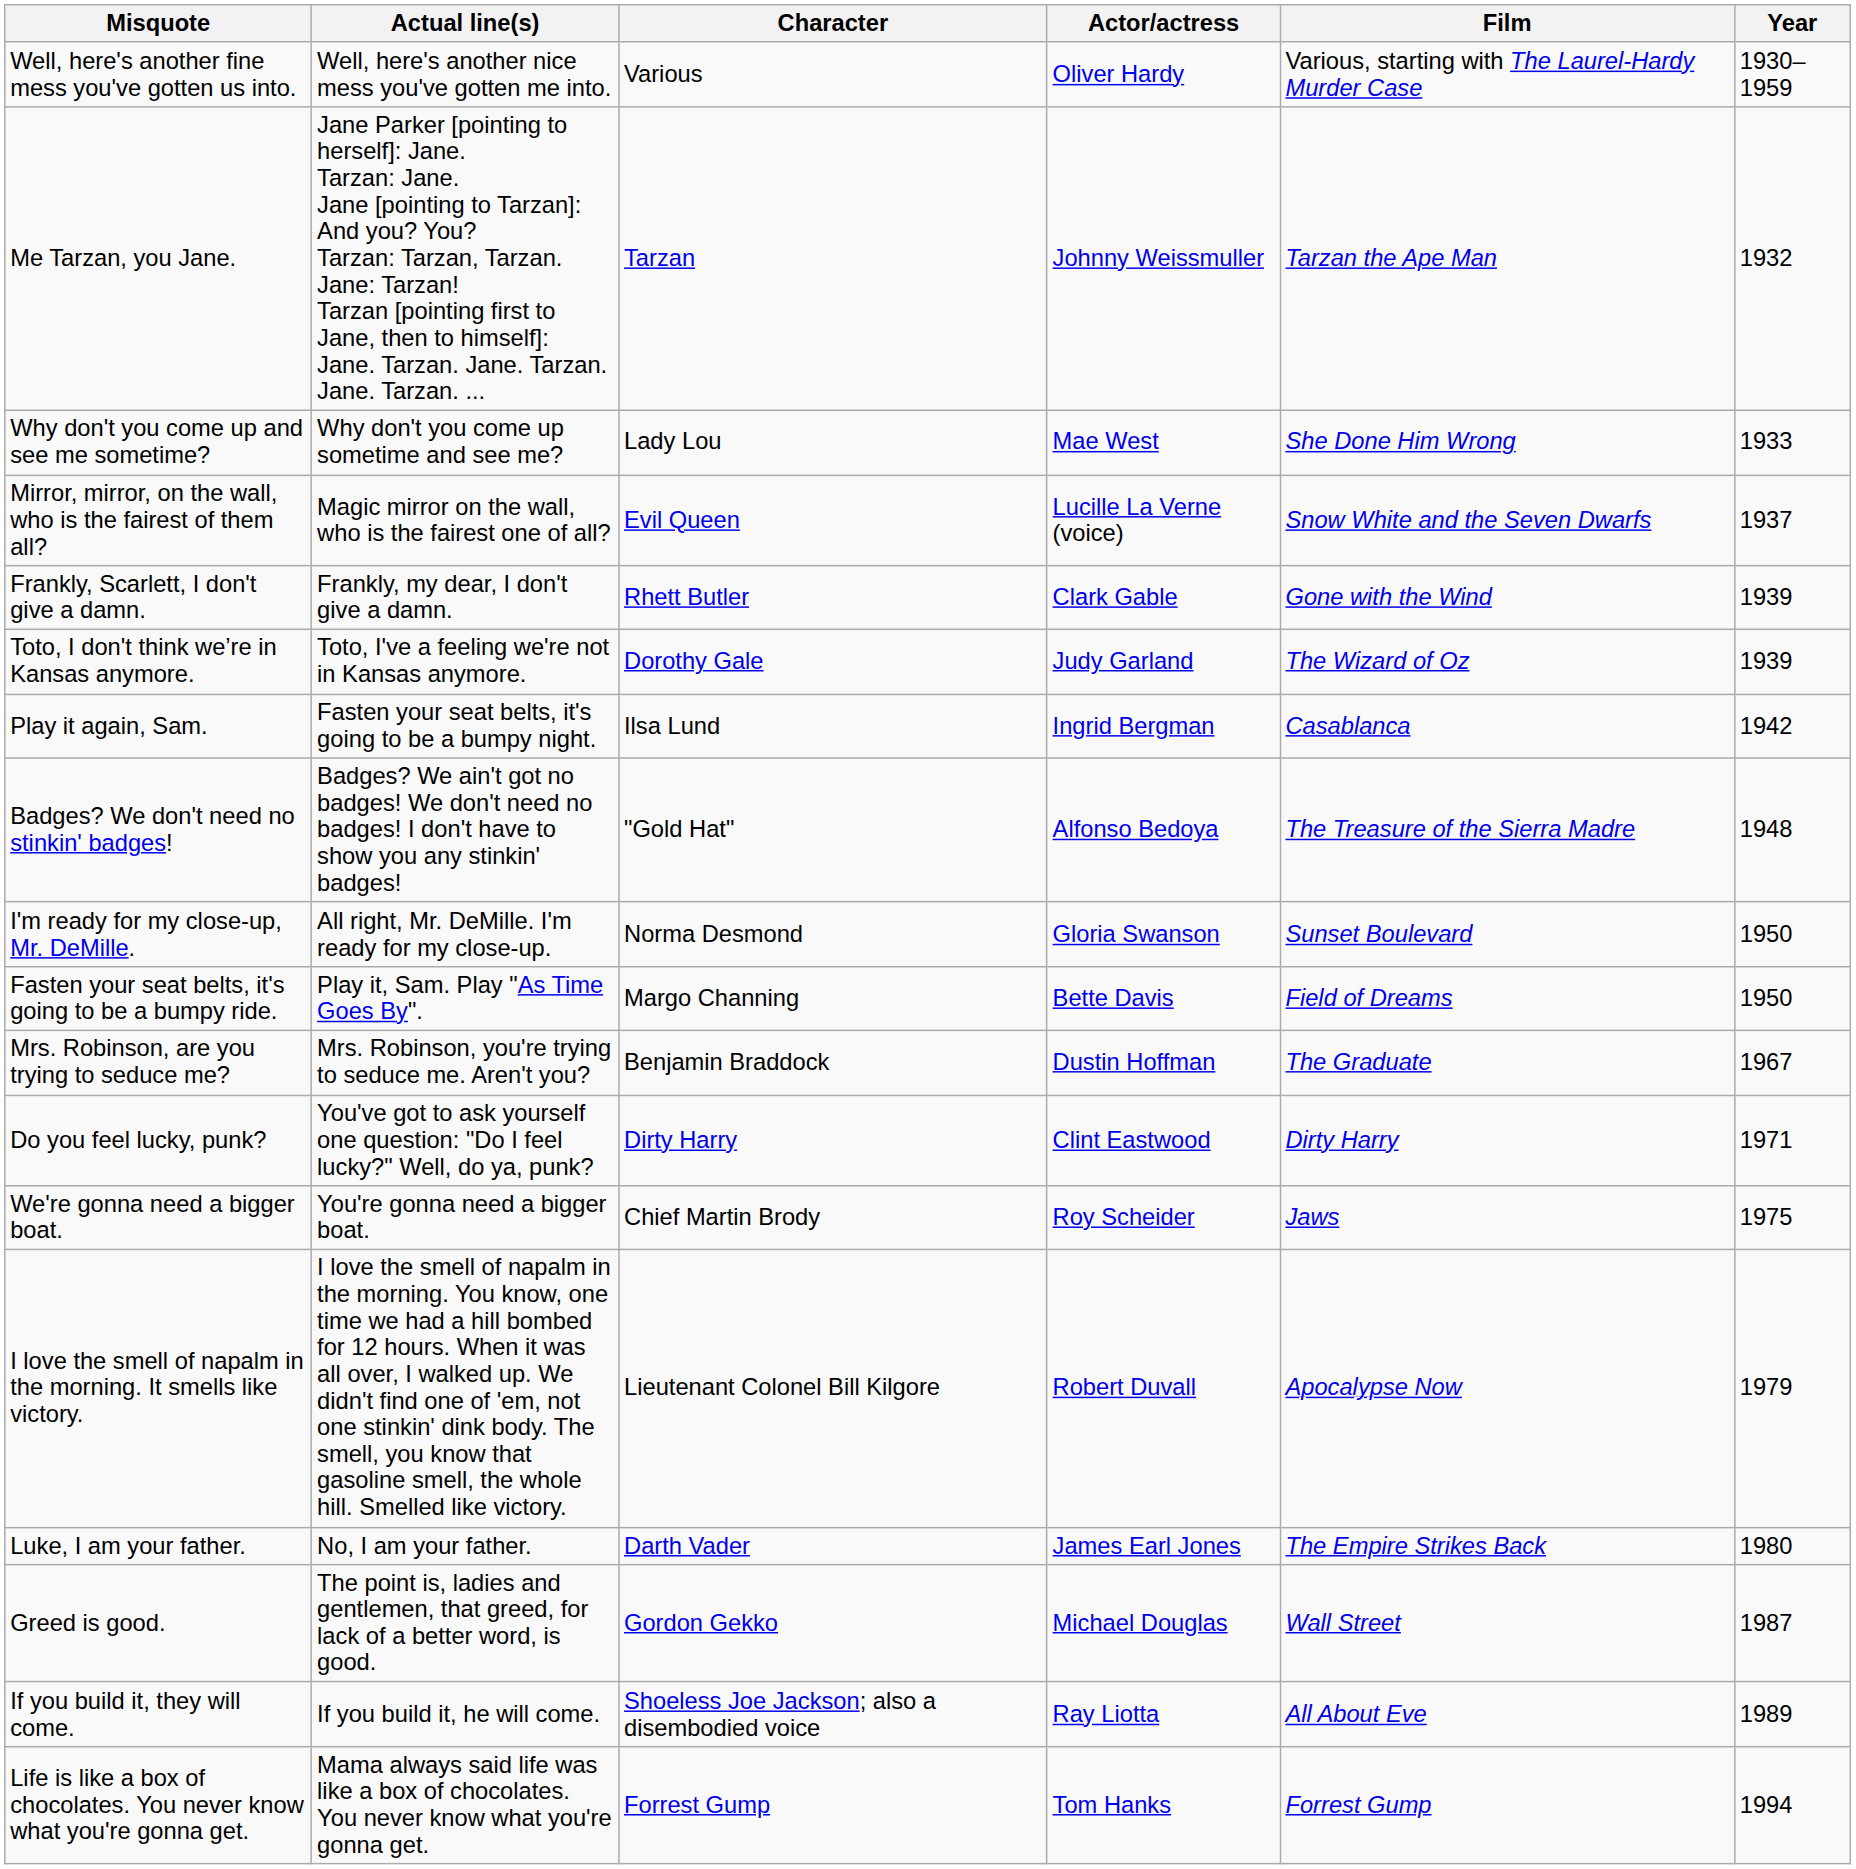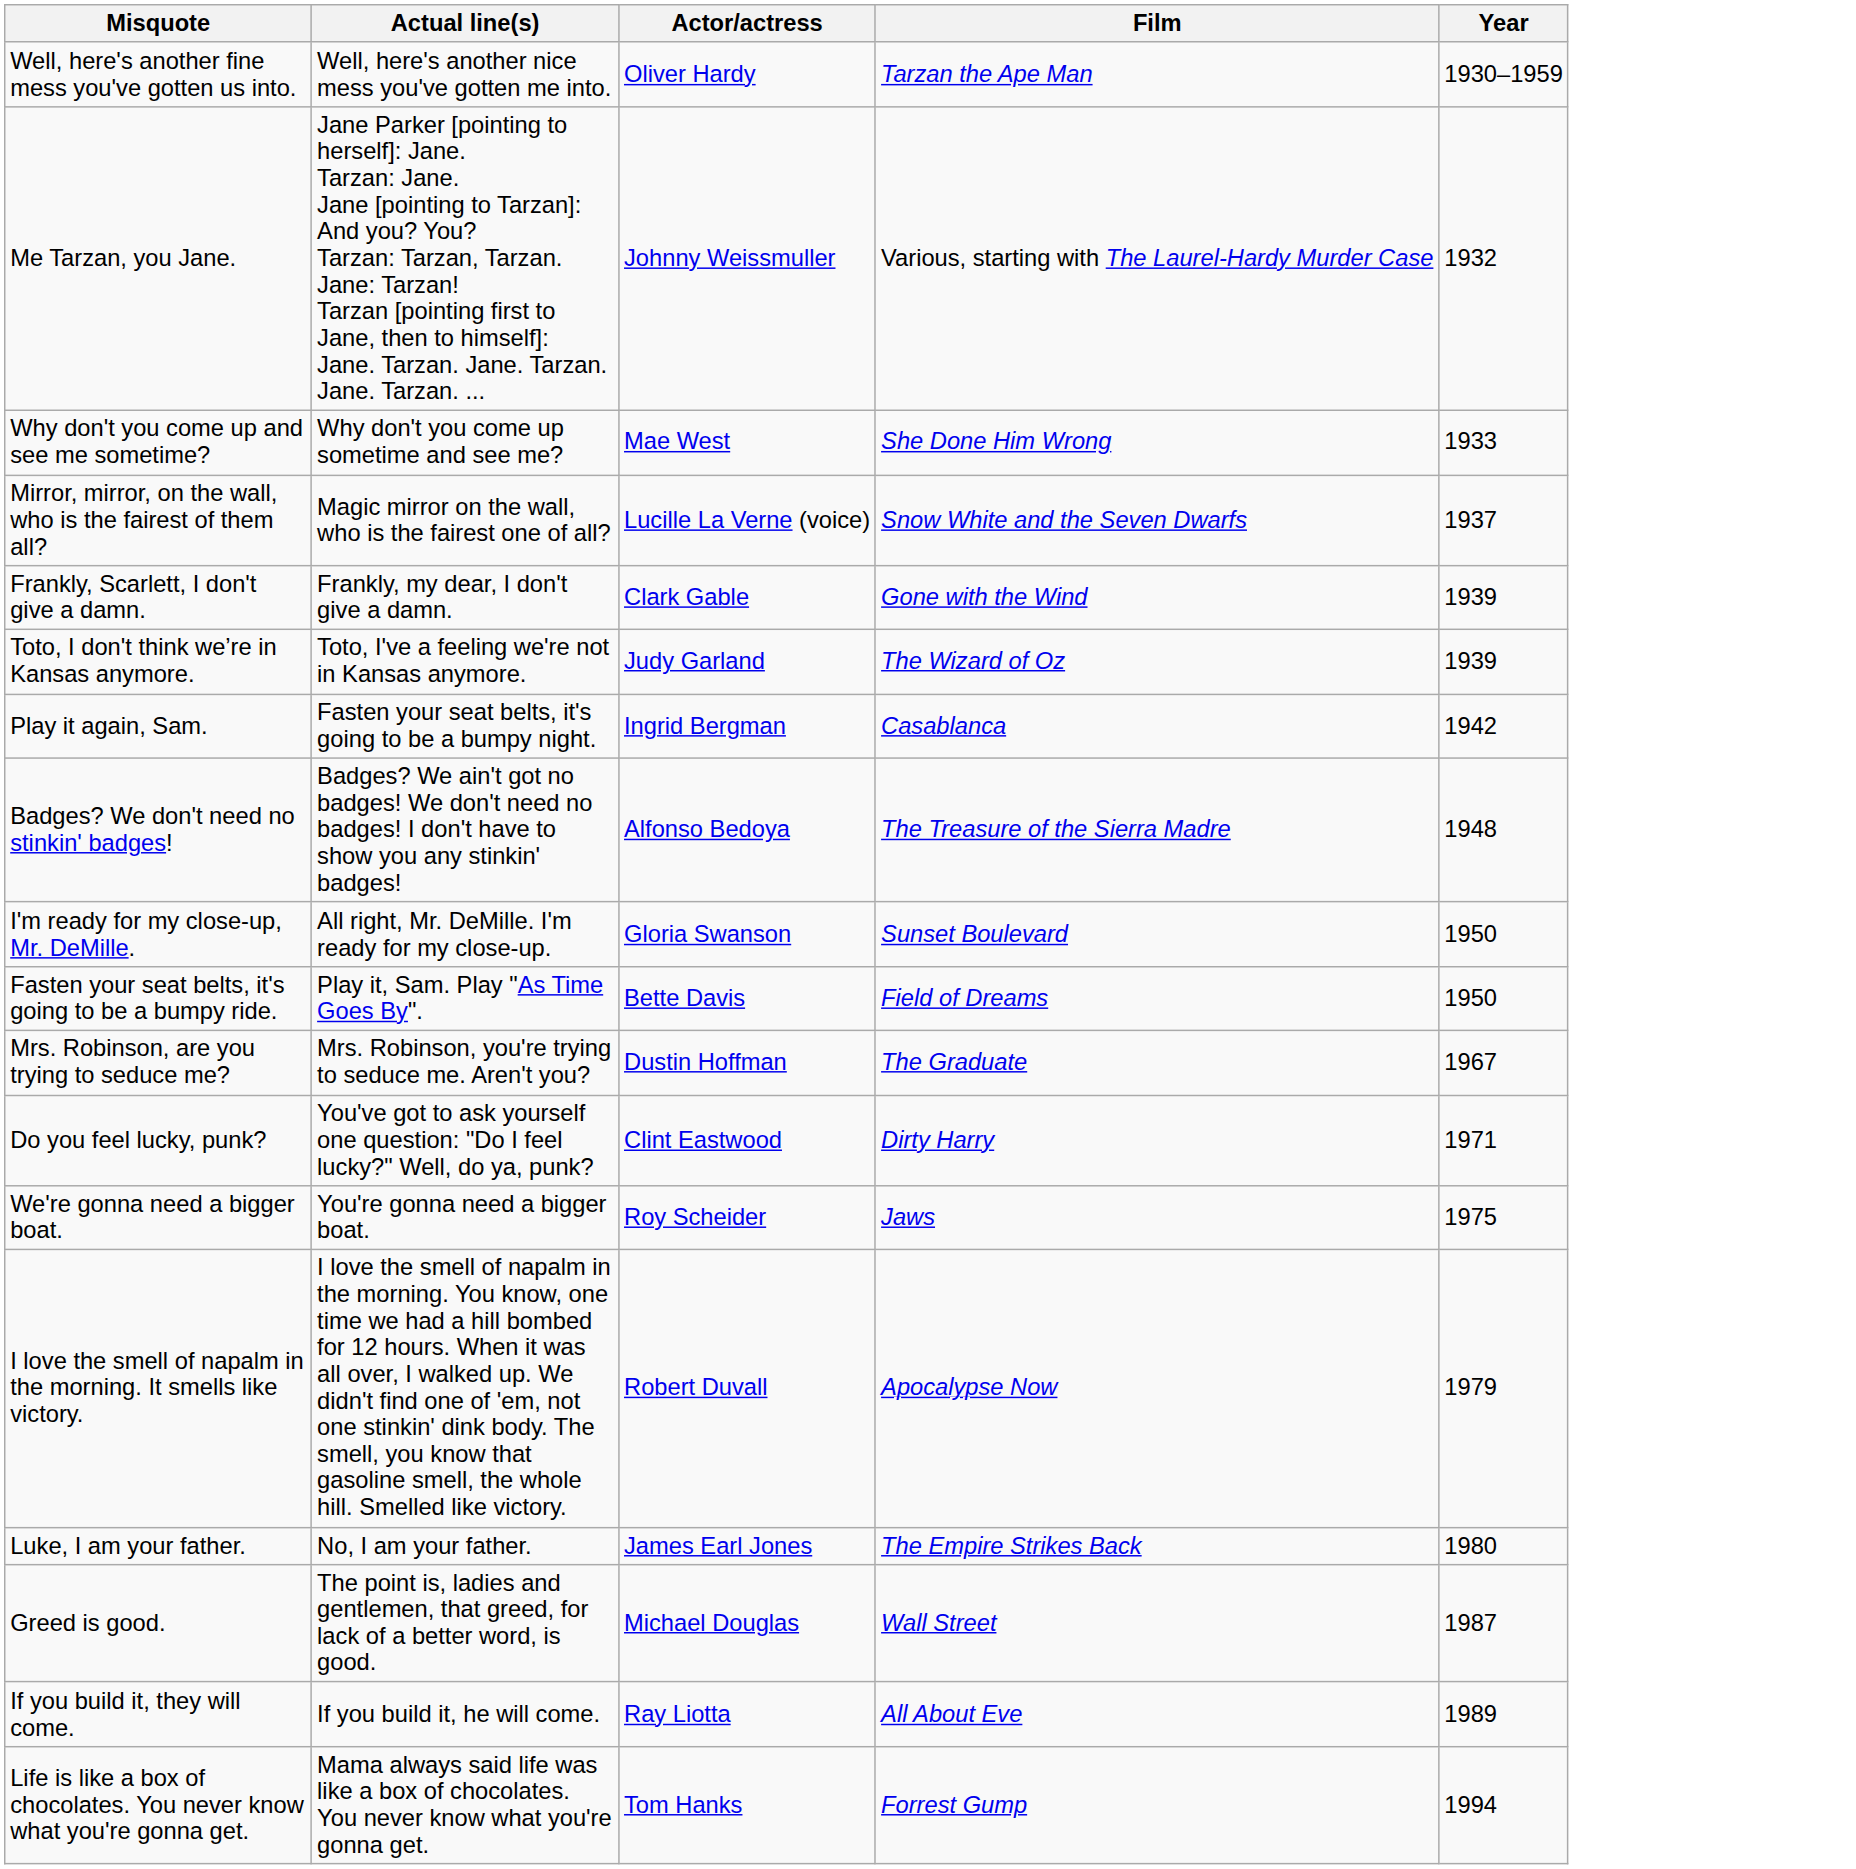- column: (833, 23)
(1490, 74) Various, starting with The Laurel-Hardy Murder Case -> (987, 74) Tarzan the Ape Man
(1391, 258) Tarzan the Ape Man -> (1157, 258) Various, starting with The Laurel-Hardy Murder Case
